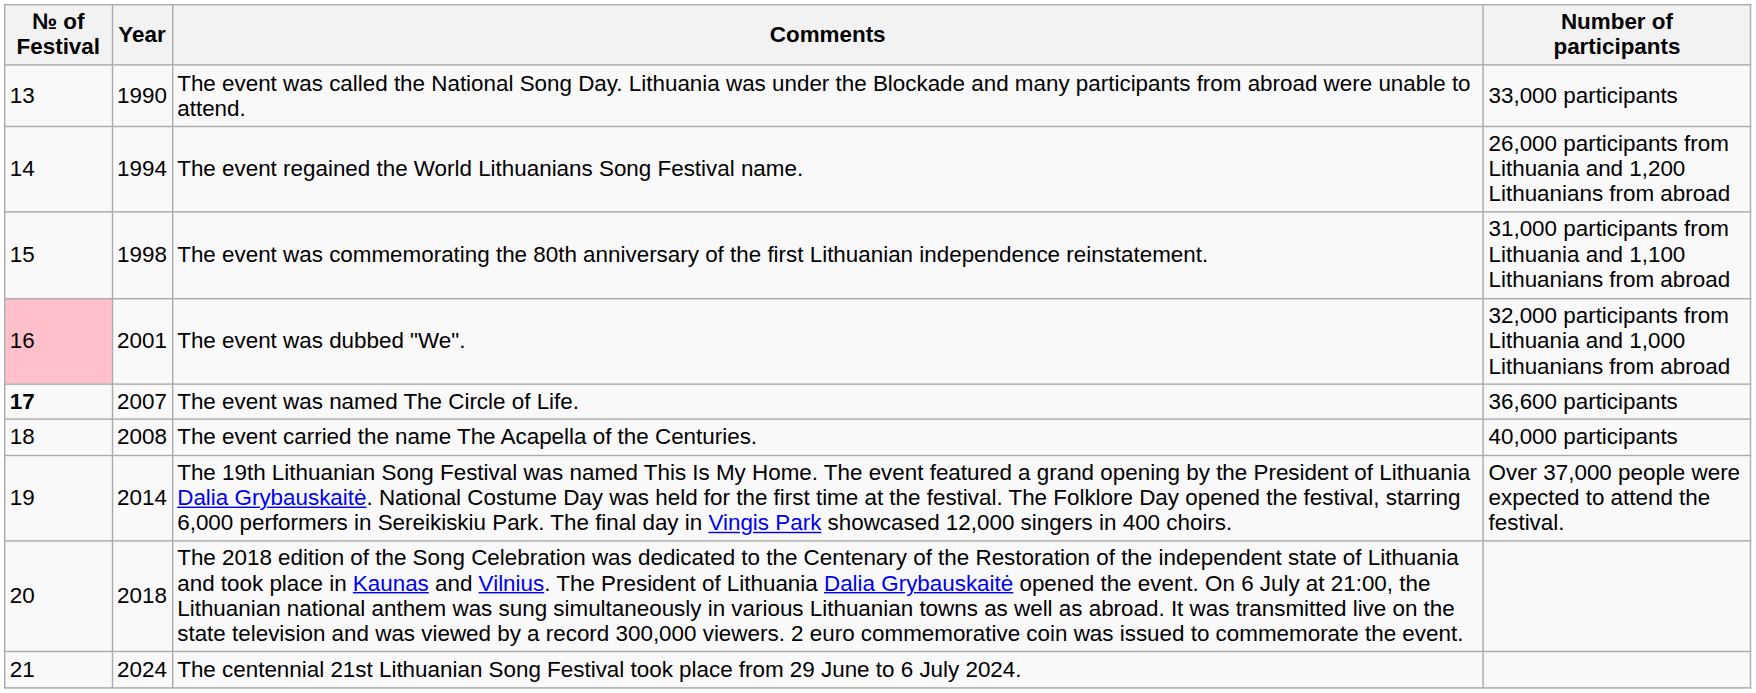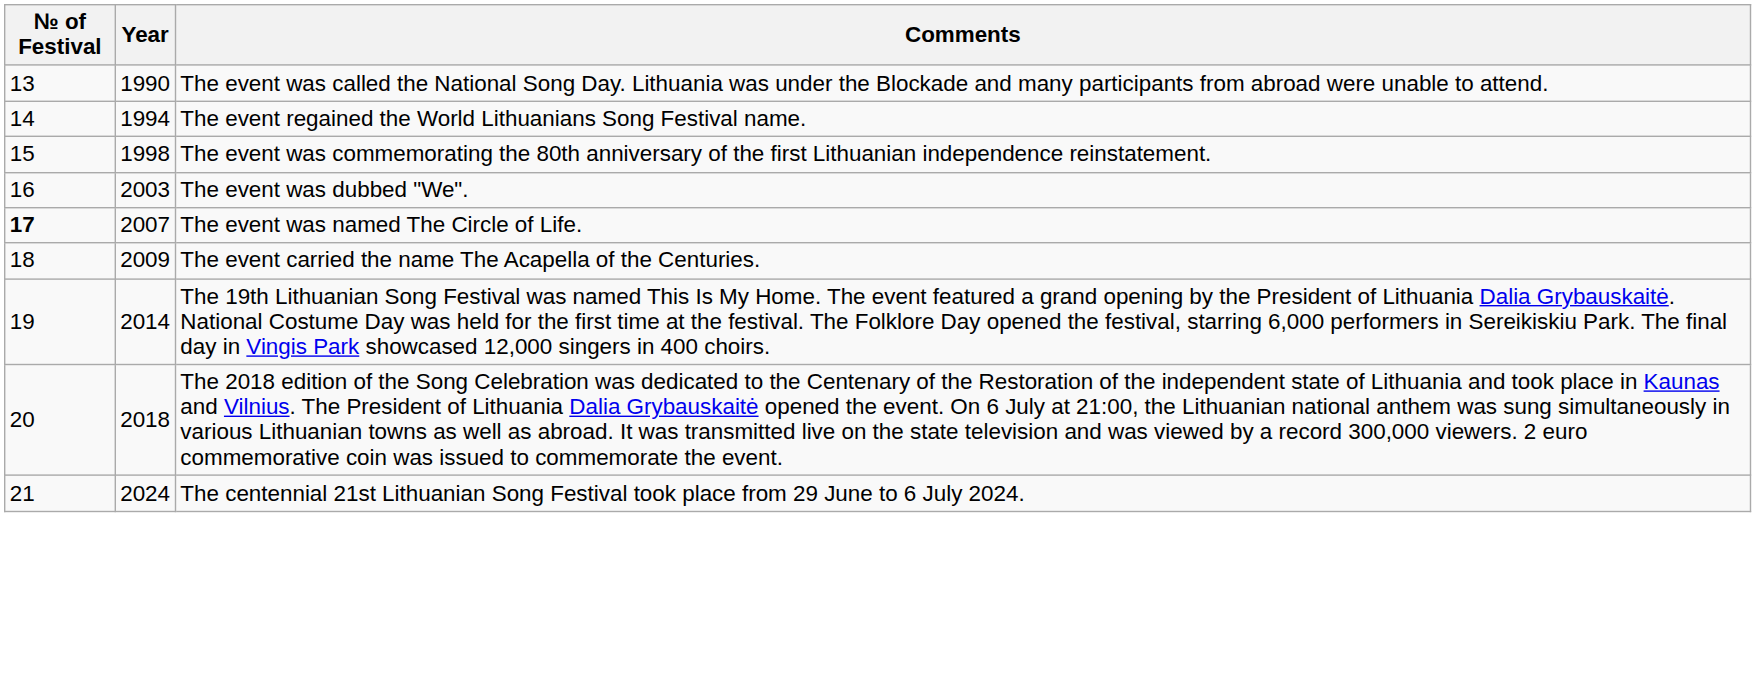- column: (1617, 34)
(22, 340) pink background -> (22, 189) no background
(142, 340) 2001 -> (145, 189) 2003
(142, 437) 2008 -> (145, 260) 2009
